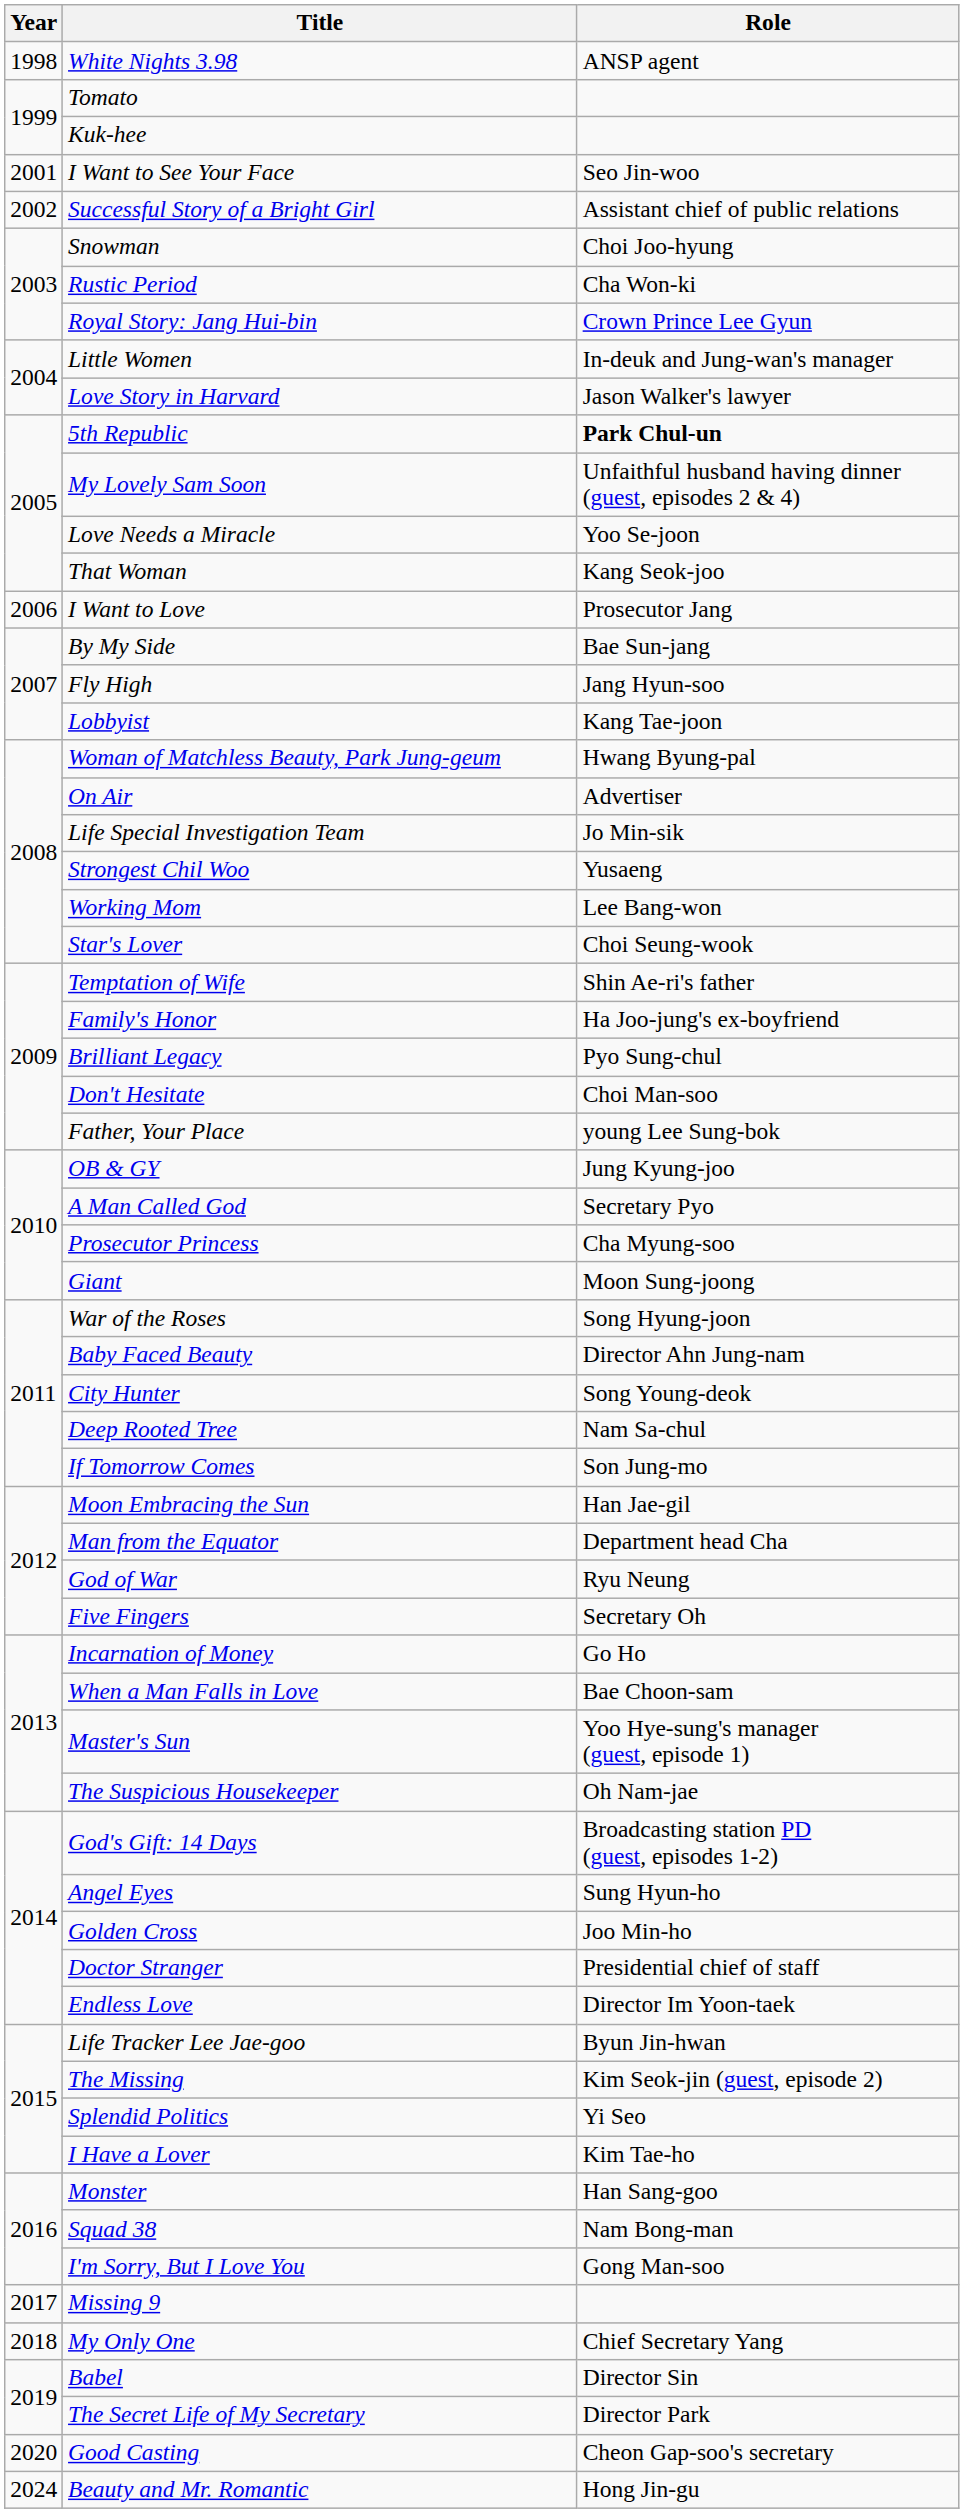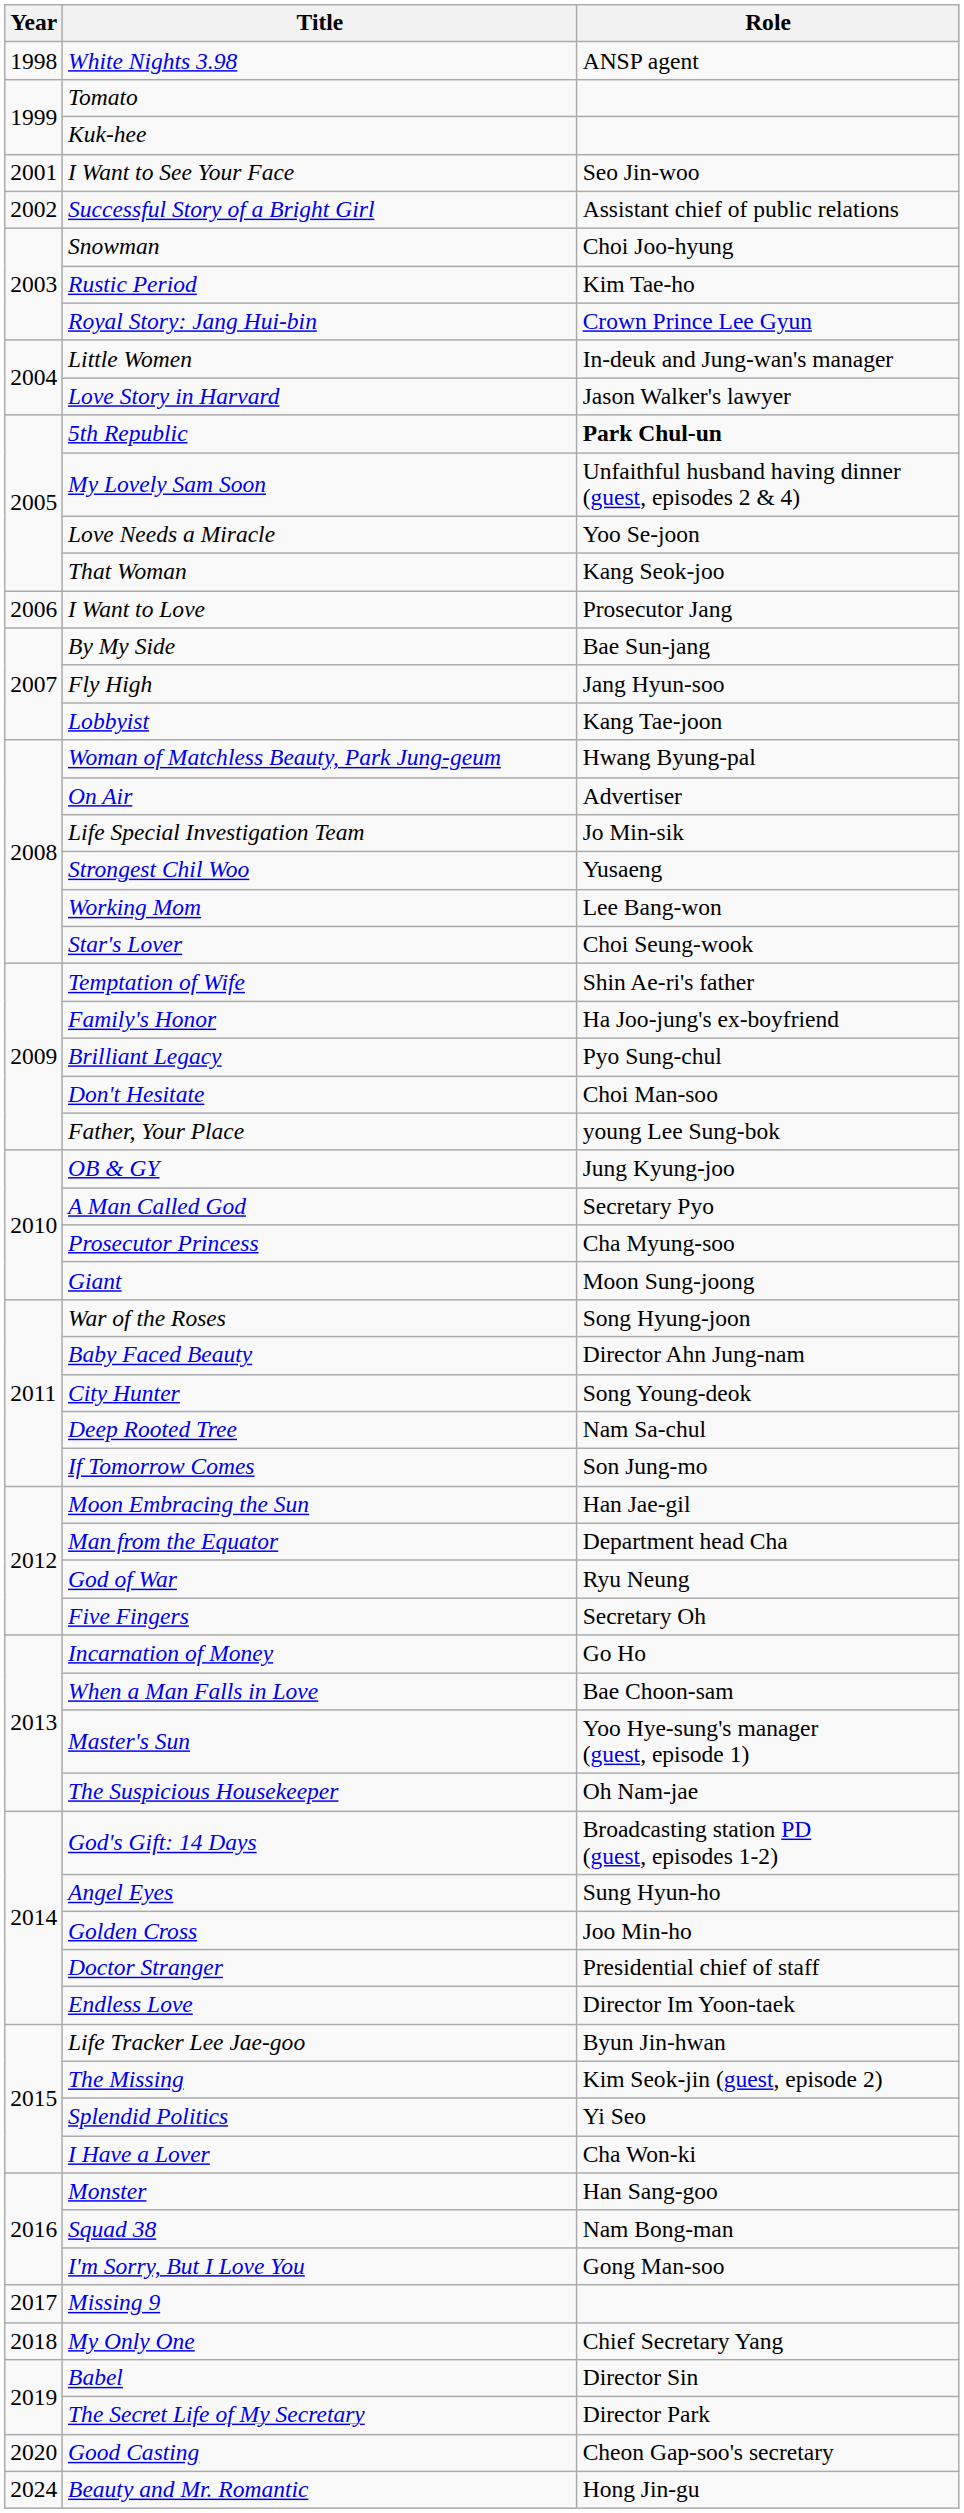(639, 284) Cha Won-ki -> (639, 284) Kim Tae-ho
(639, 2154) Kim Tae-ho -> (639, 2154) Cha Won-ki
